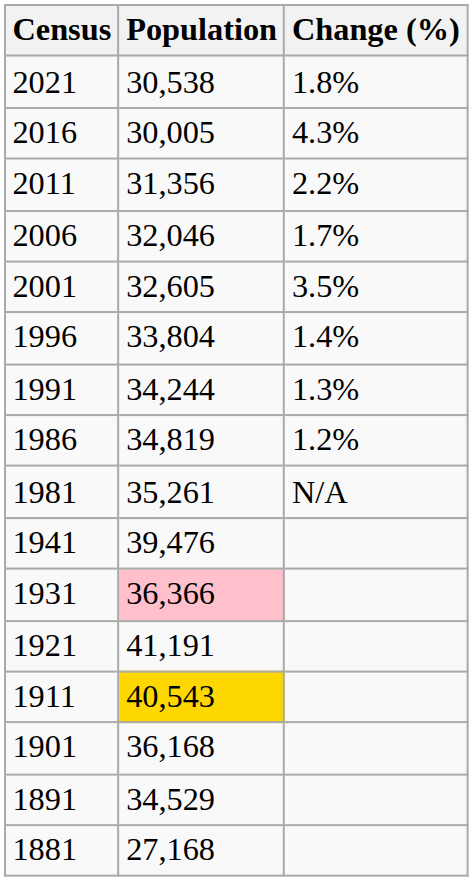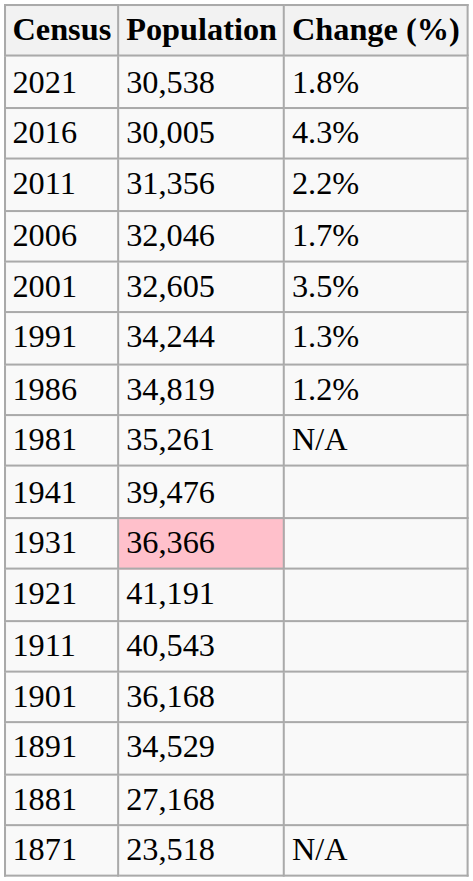- row: (45, 337)
(171, 696) gold background -> (171, 645) no background
+ row: (45, 850)
